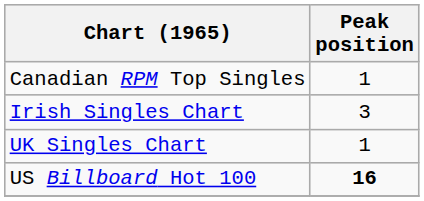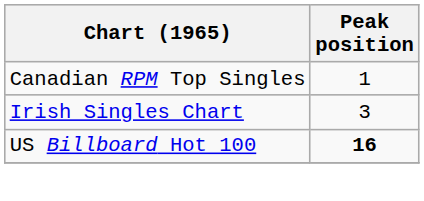- row: (108, 146)
